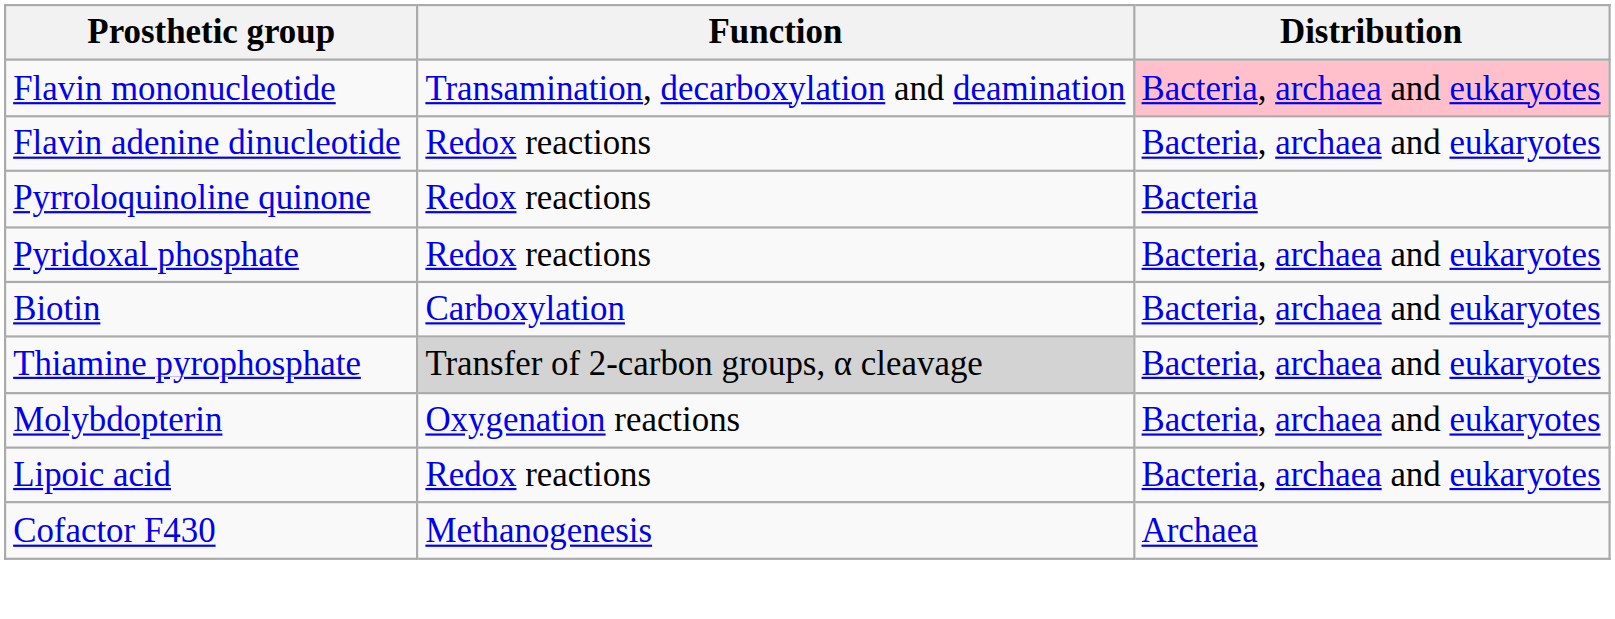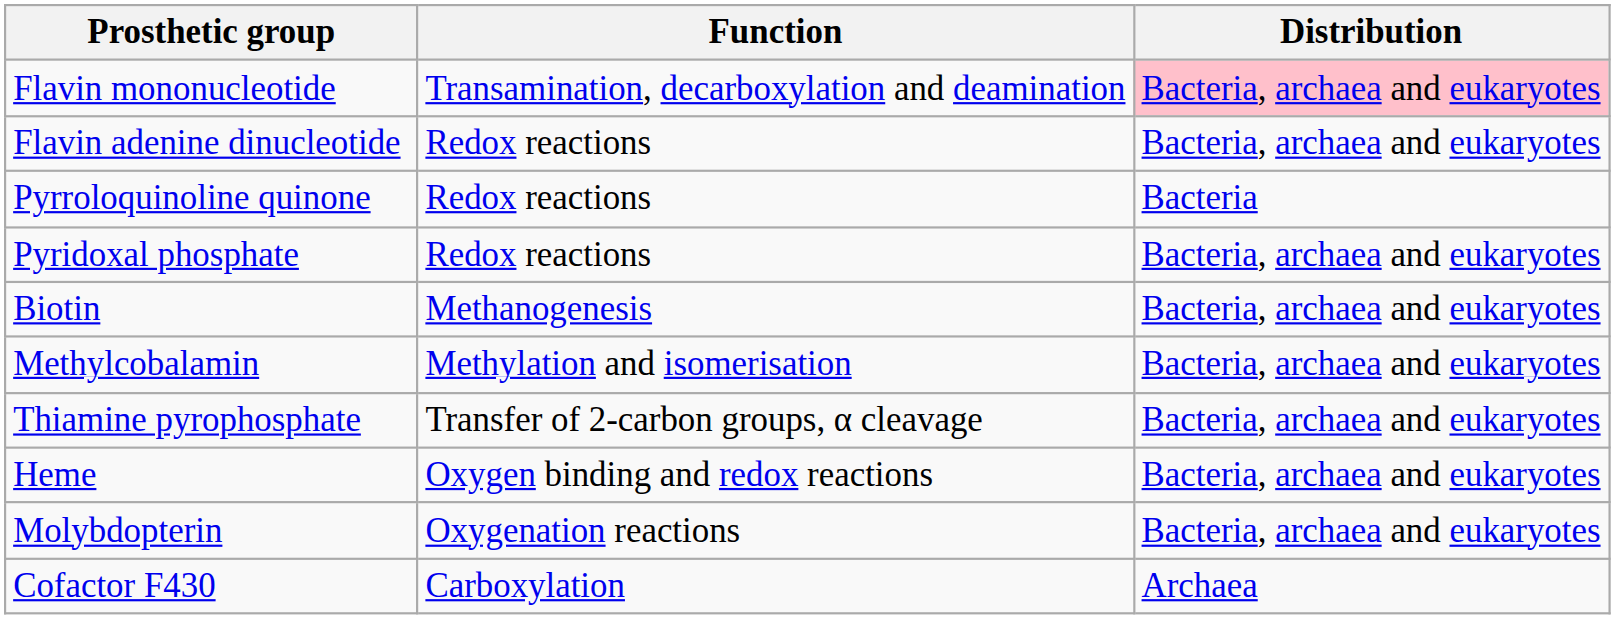(525, 308) Carboxylation -> (539, 308) Methanogenesis
+ row: (141, 364)
(704, 364) lightgrey background -> (704, 419) no background
+ row: (59, 474)
- row: (96, 474)
(539, 530) Methanogenesis -> (525, 585) Carboxylation
